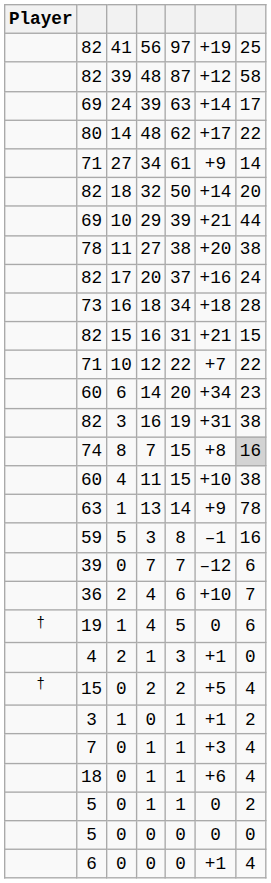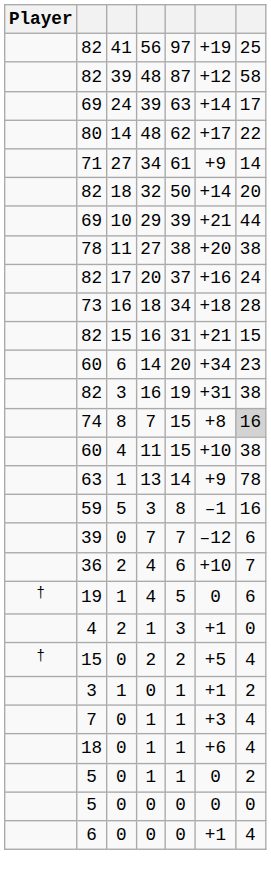- row: (92, 365)
